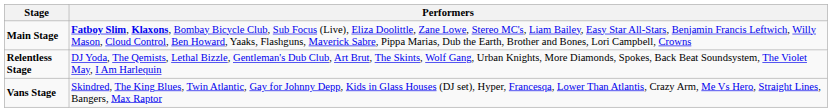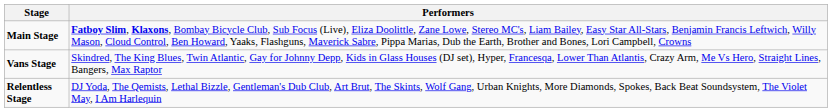rows swapped: (29, 64) <-> (31, 92)
